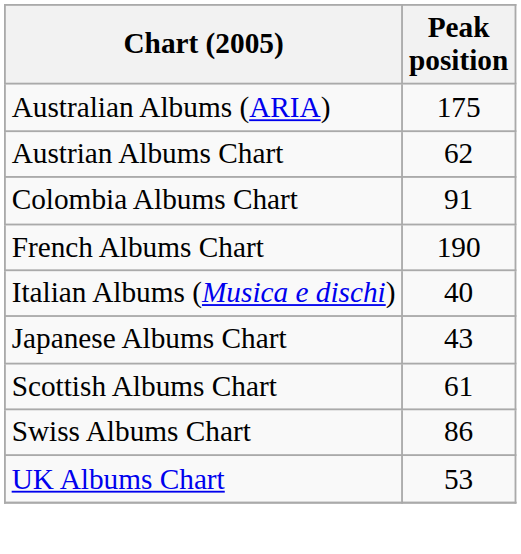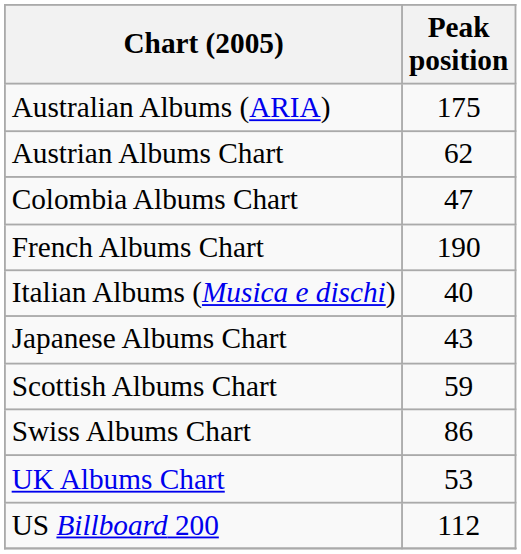(459, 199) 91 -> (459, 199) 47
(459, 385) 61 -> (459, 385) 59
+ row: (115, 525)
